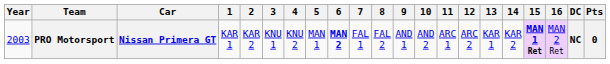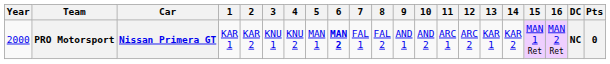(18, 39) 2003 -> (18, 39) 2000
(535, 39) bold -> (535, 39) normal
